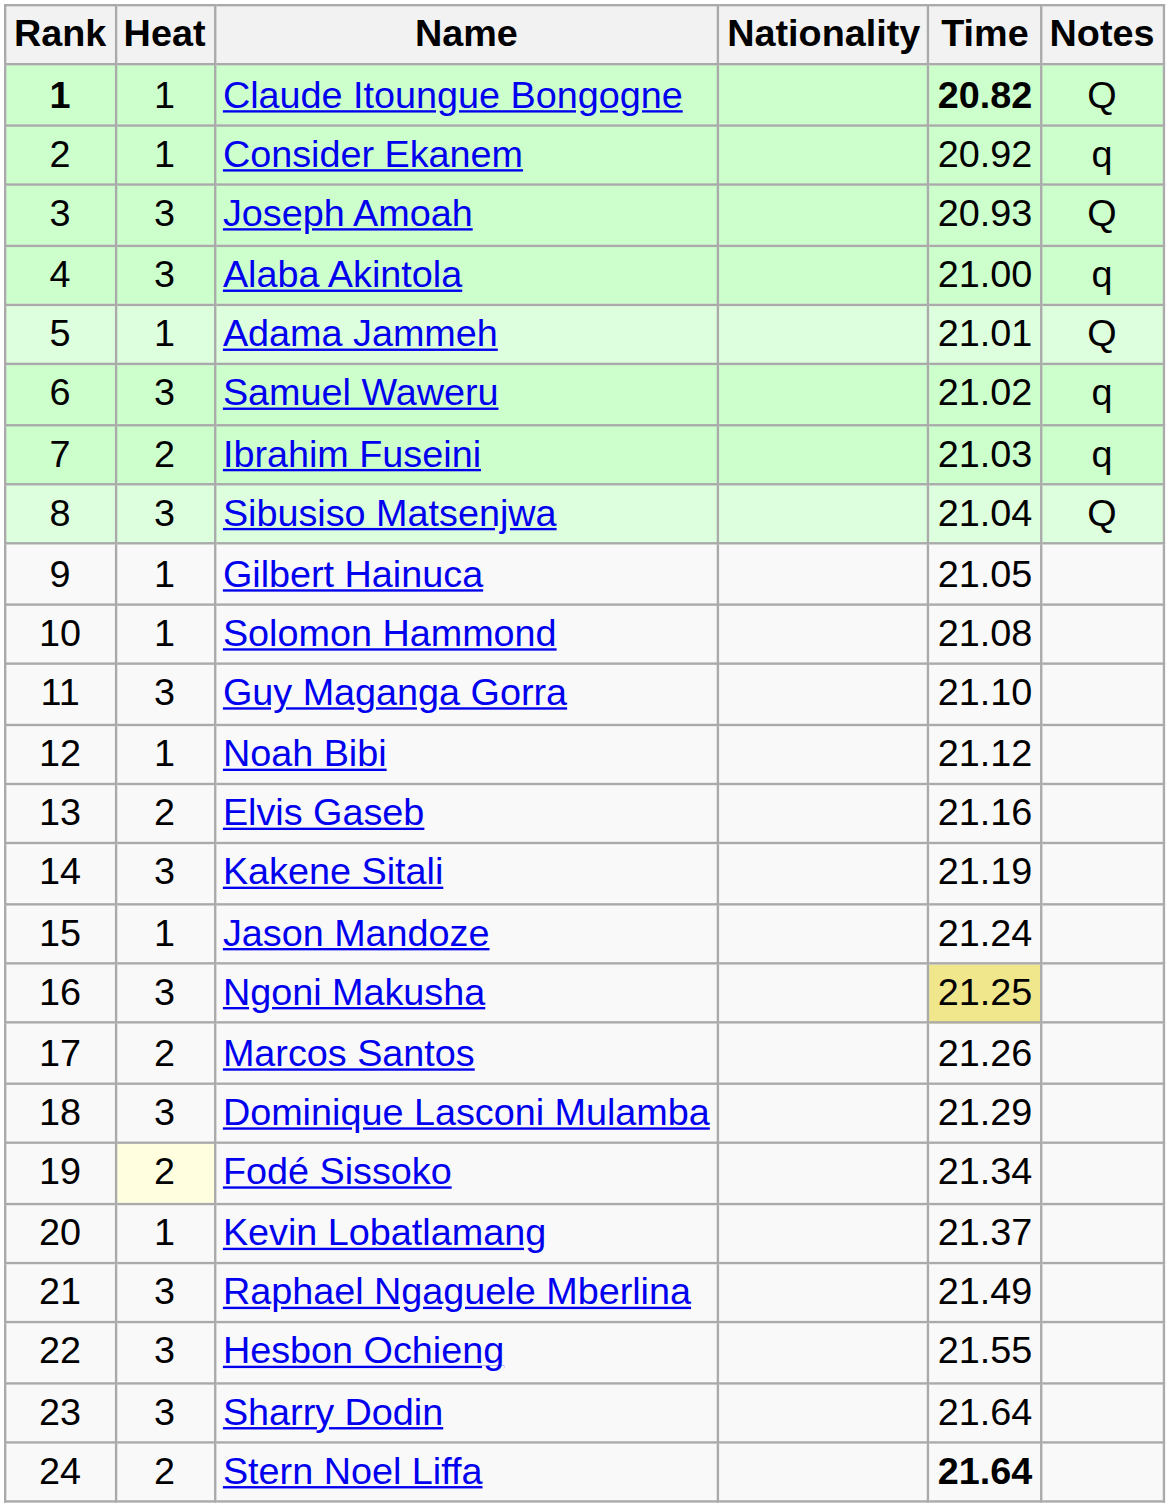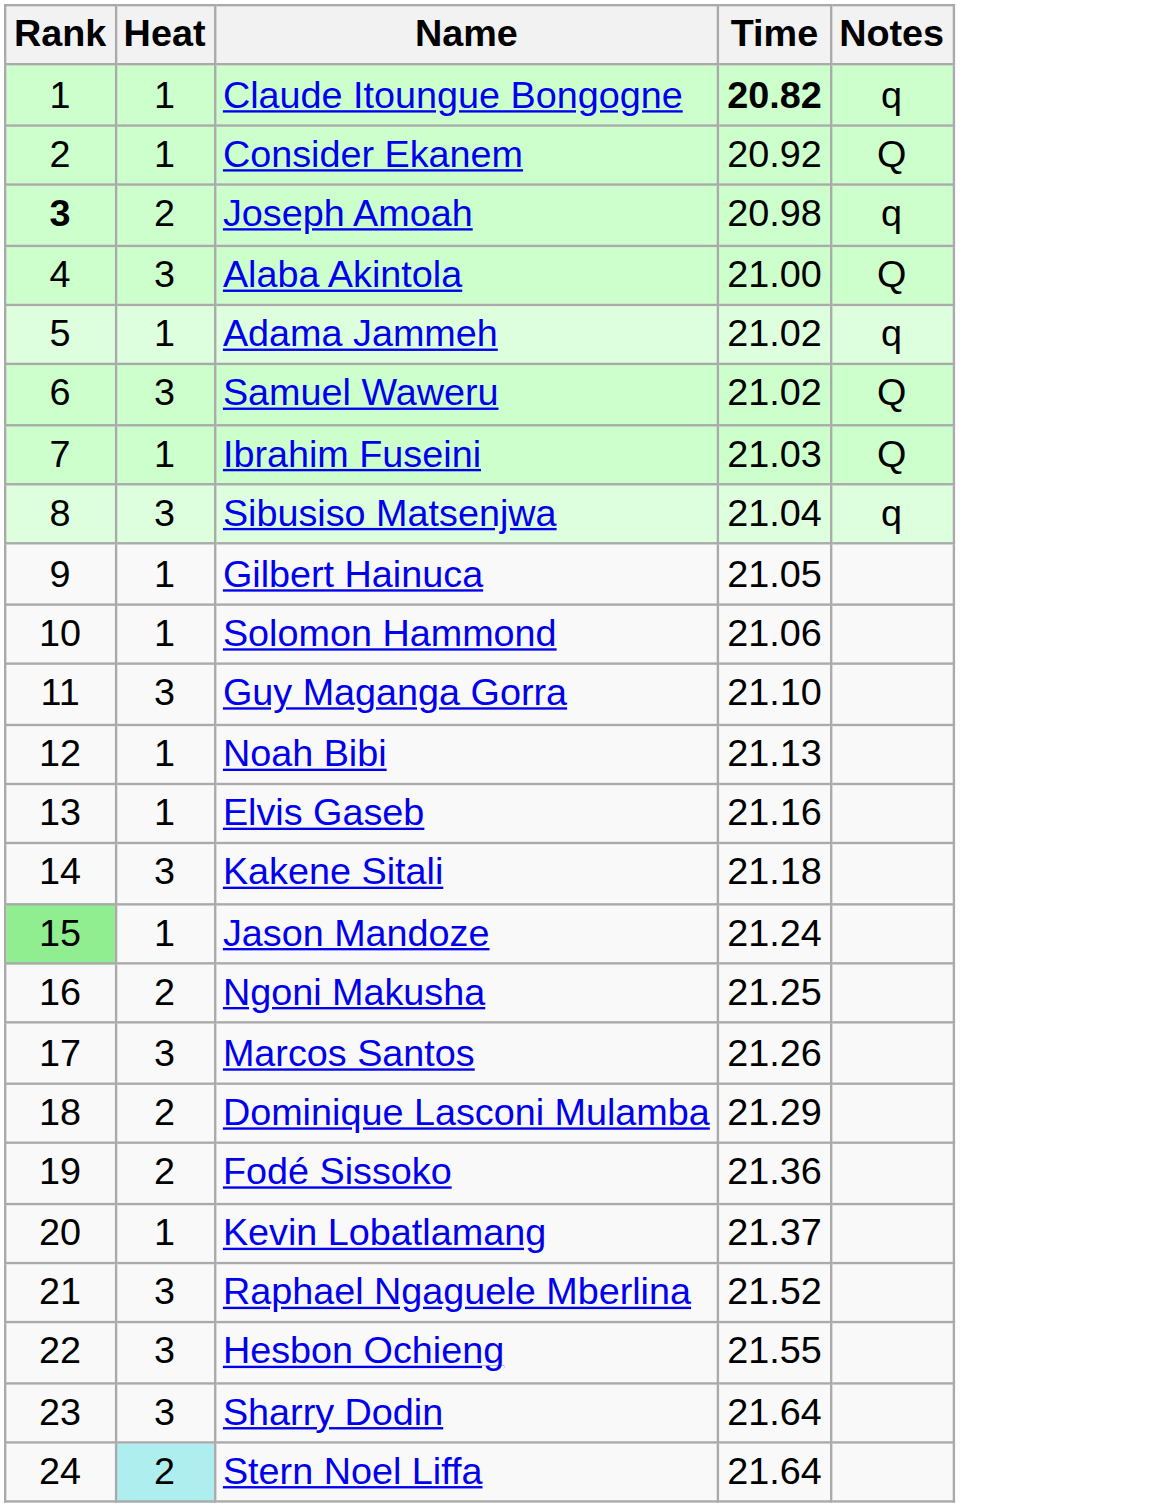- column: (824, 34)
(60, 94) bold -> (60, 94) normal
(1102, 94) Q -> (892, 94) q
(1102, 154) q -> (892, 154) Q
(60, 214) normal -> (60, 214) bold
(165, 214) 3 -> (165, 214) 2
(985, 214) 20.93 -> (774, 214) 20.98
(1102, 214) Q -> (892, 214) q
(1102, 273) q -> (892, 273) Q
(985, 333) 21.01 -> (774, 333) 21.02
(1102, 333) Q -> (892, 333) q
(1102, 393) q -> (892, 393) Q
(165, 453) 2 -> (165, 453) 1
(1102, 453) q -> (892, 453) Q
(1102, 513) Q -> (892, 513) q
(985, 633) 21.08 -> (774, 633) 21.06
(985, 753) 21.12 -> (774, 753) 21.13
(165, 812) 2 -> (165, 812) 1
(985, 872) 21.19 -> (774, 872) 21.18
(60, 932) no background -> (60, 932) lightgreen background
(165, 992) 3 -> (165, 992) 2
(985, 992) khaki background -> (774, 992) no background
(165, 1052) 2 -> (165, 1052) 3
(165, 1112) 3 -> (165, 1112) 2
(165, 1172) lightyellow background -> (165, 1172) no background
(985, 1172) 21.34 -> (774, 1172) 21.36
(985, 1292) 21.49 -> (774, 1292) 21.52
(165, 1471) no background -> (165, 1471) paleturquoise background
(985, 1471) bold -> (774, 1471) normal
